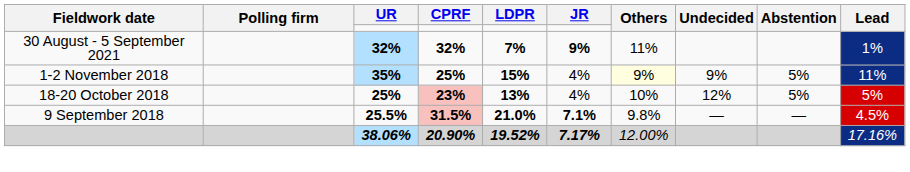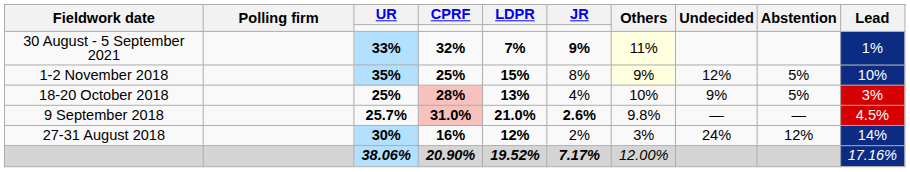(386, 48) 32% -> (386, 48) 33%
(644, 48) no background -> (644, 48) lightyellow background
(579, 75) 4% -> (579, 75) 8%
(717, 75) 9% -> (717, 75) 12%
(872, 75) 11% -> (872, 75) 10%
(451, 95) 23% -> (451, 95) 28%
(717, 95) 12% -> (717, 95) 9%
(872, 95) 5% -> (872, 95) 3%
(386, 115) 25.5% -> (386, 115) 25.7%
(451, 115) 31.5% -> (451, 115) 31.0%
(579, 115) 7.1% -> (579, 115) 2.6%
+ row: (104, 136)
